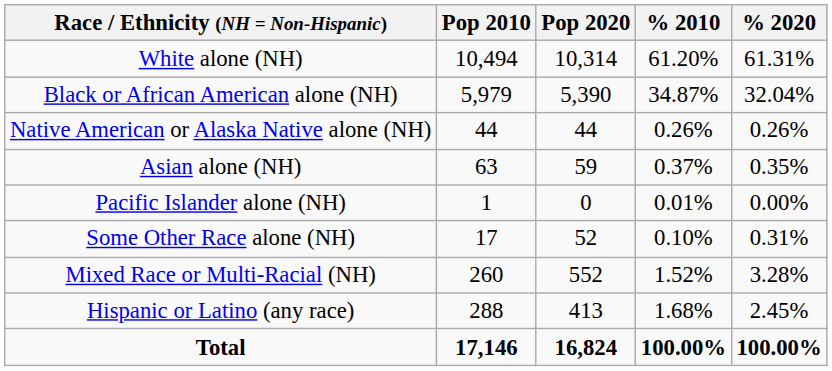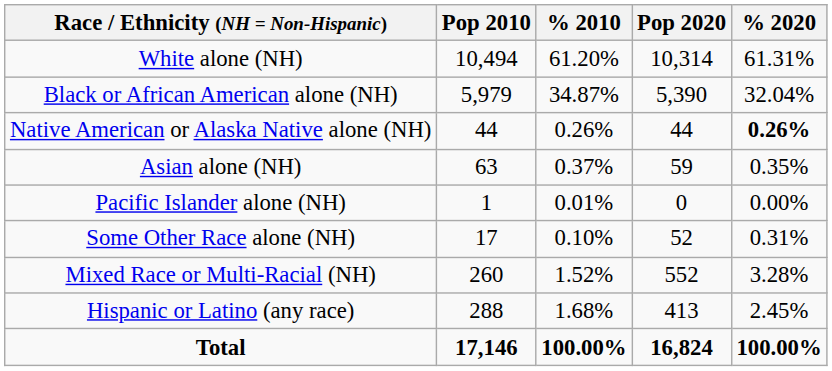columns swapped: (586, 22) <-> (683, 22)
(779, 130) normal -> (779, 130) bold
